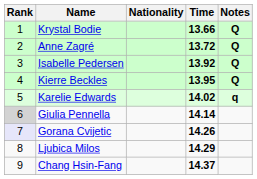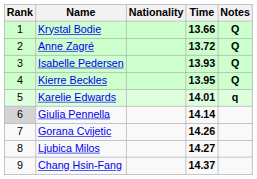(202, 64) 13.92 -> (202, 64) 13.93
(202, 98) 14.02 -> (202, 98) 14.01
(20, 132) lavender background -> (20, 132) no background
(202, 149) 14.29 -> (202, 149) 14.27
